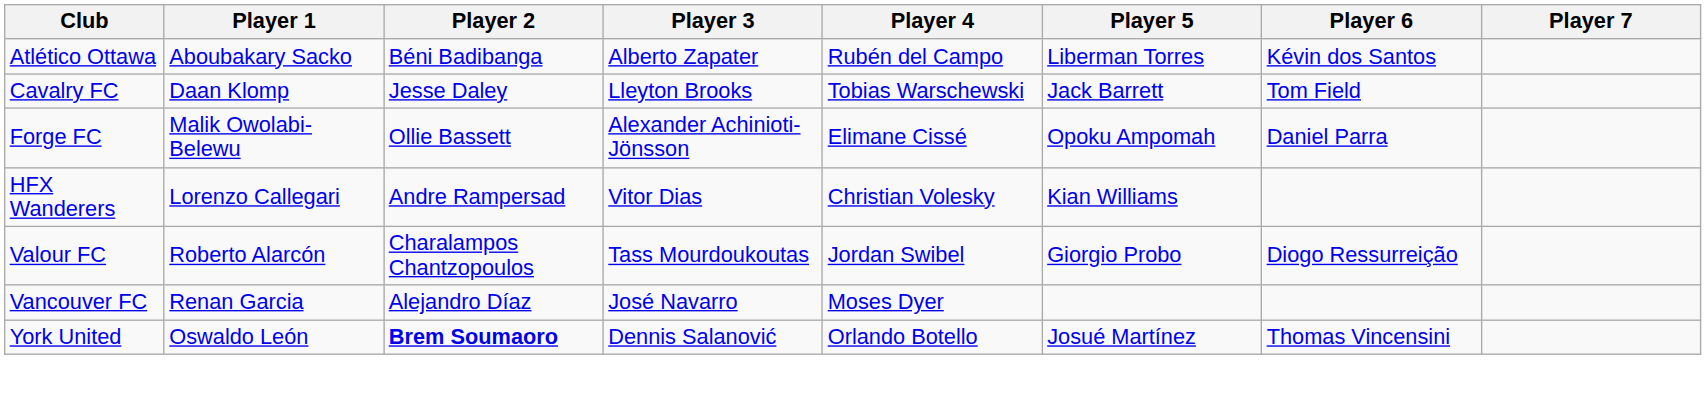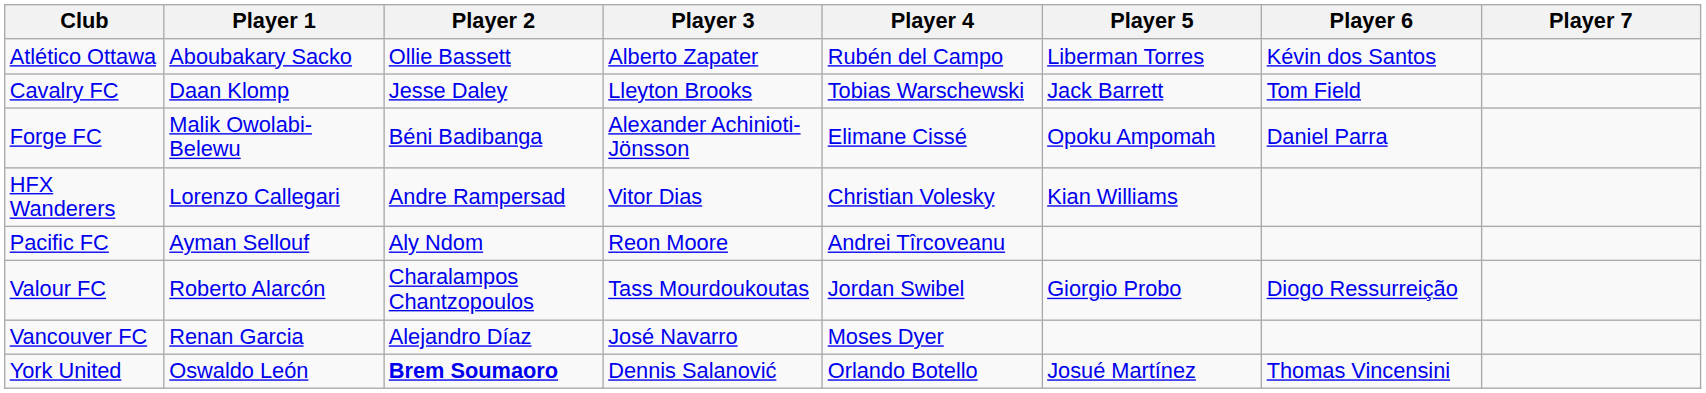(466, 56) Béni Badibanga -> (450, 56) Ollie Bassett
(450, 137) Ollie Bassett -> (466, 137) Béni Badibanga
+ row: (59, 243)
